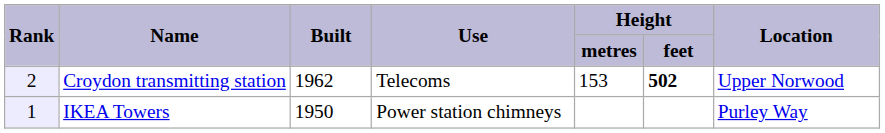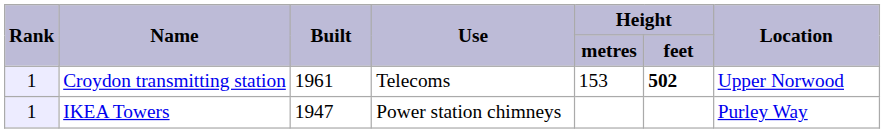(32, 81) 2 -> (32, 81) 1
(314, 81) 1962 -> (314, 81) 1961
(314, 111) 1950 -> (314, 111) 1947
